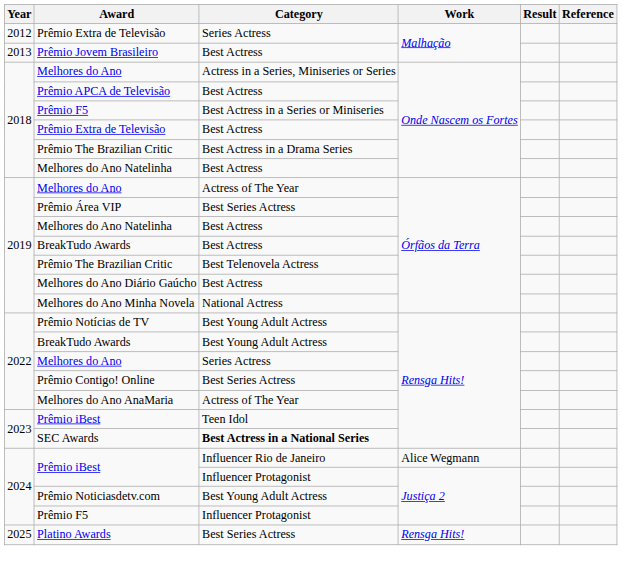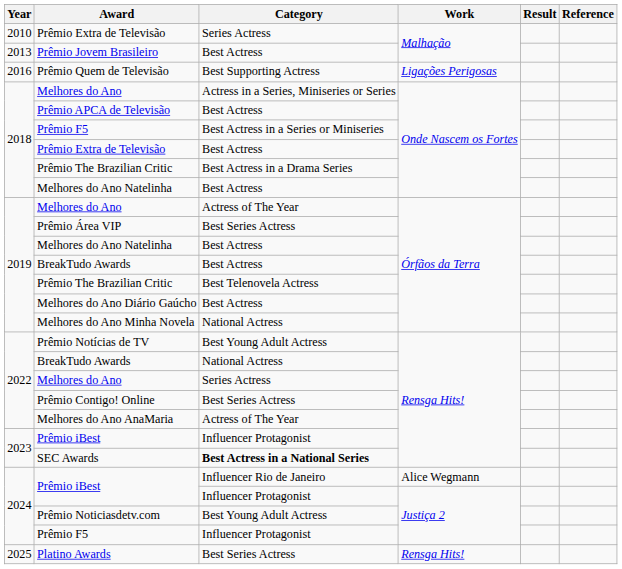(19, 33) 2012 -> (19, 33) 2010
+ row: (103, 71)
(265, 341) Best Young Adult Actress -> (242, 361) National Actress
(225, 419) Teen Idol -> (256, 438) Influencer Protagonist
